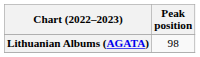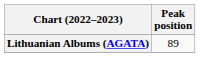(173, 43) 98 -> (173, 43) 89
